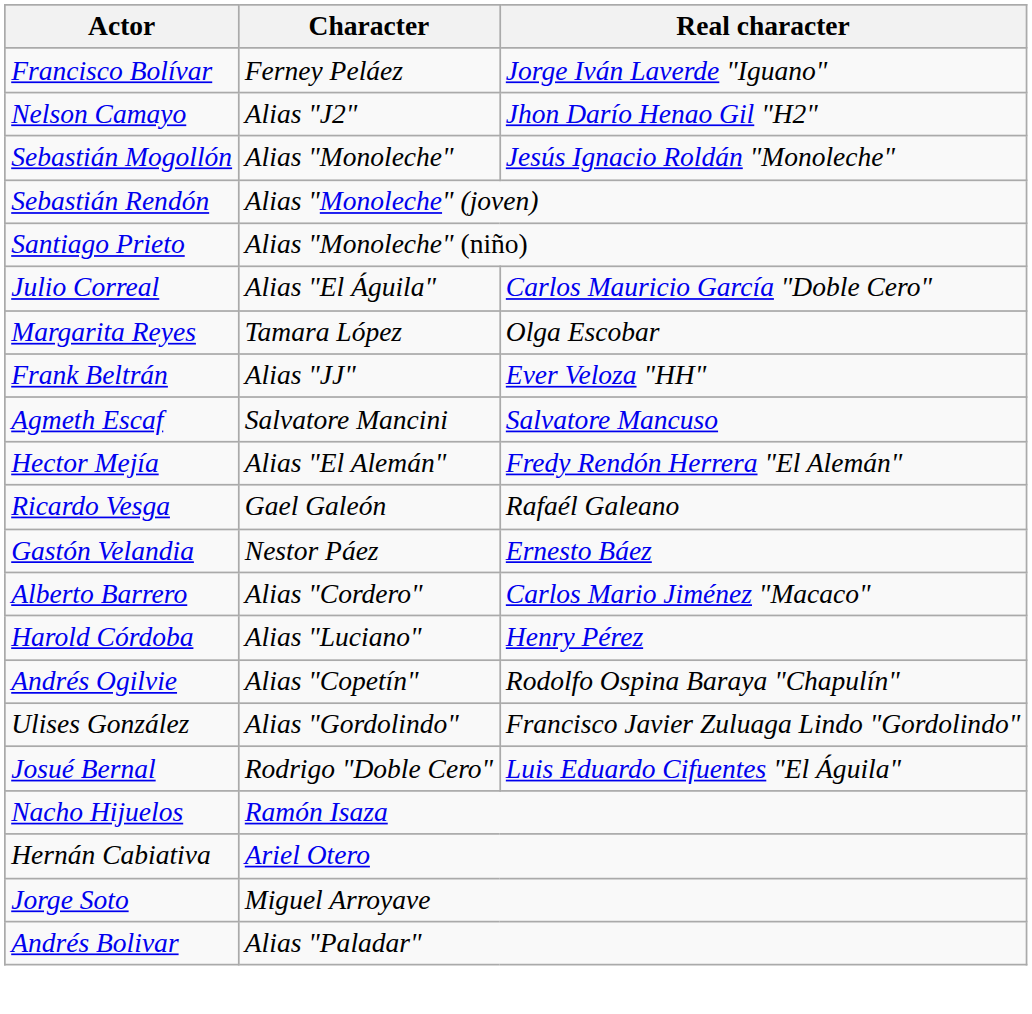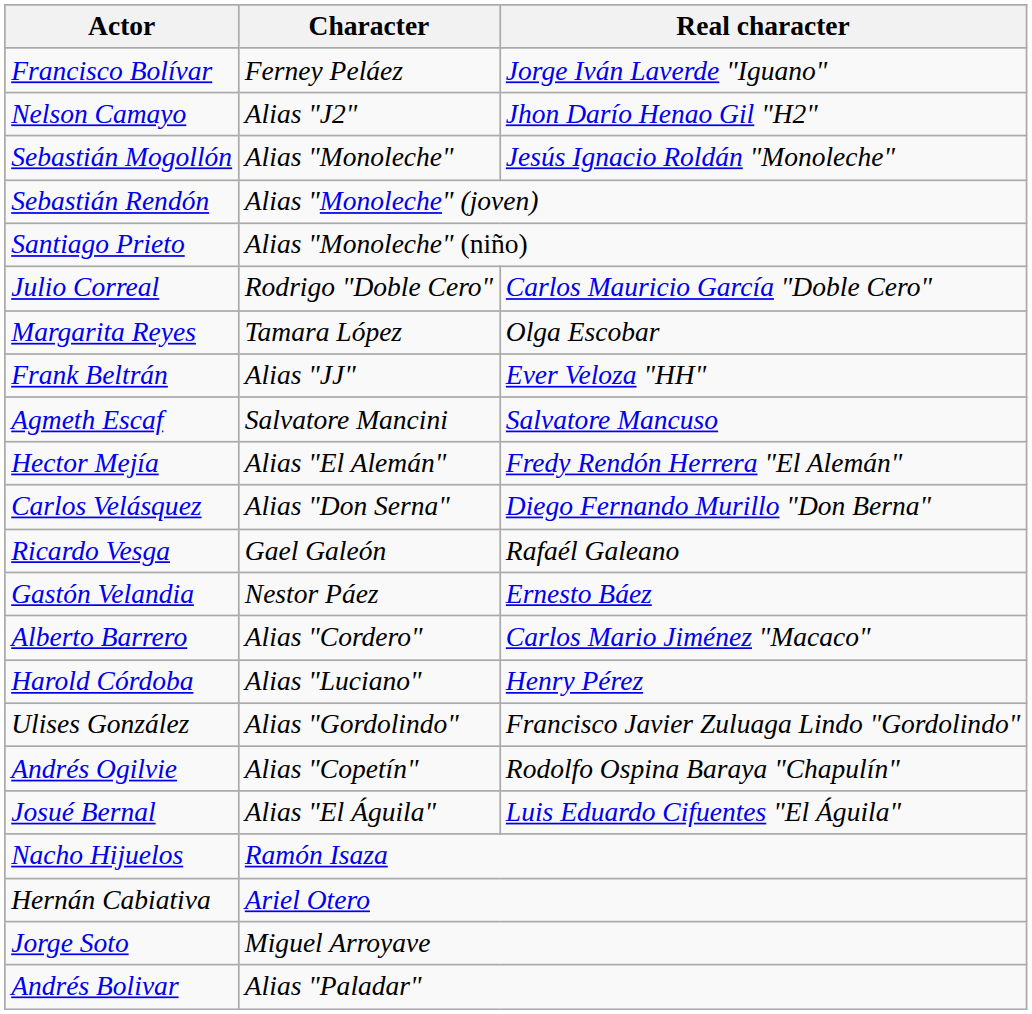(340, 288) Alias "El Águila" -> (369, 288) Rodrigo "Doble Cero"
+ row: (106, 506)
rows swapped: (94, 680) <-> (100, 724)
(369, 768) Rodrigo "Doble Cero" -> (340, 811) Alias "El Águila"
